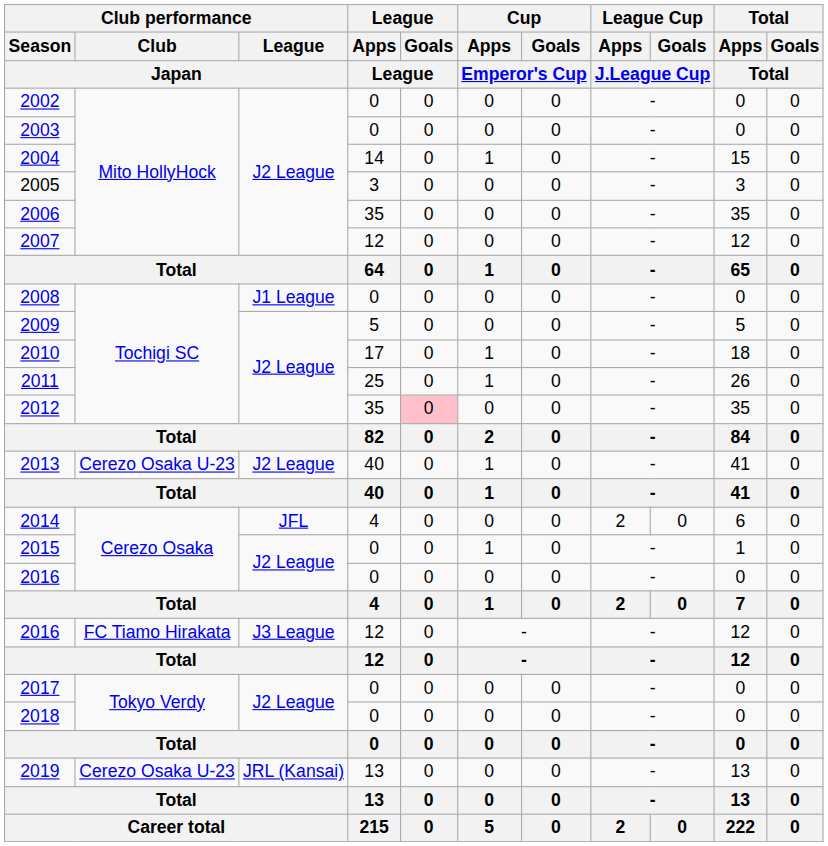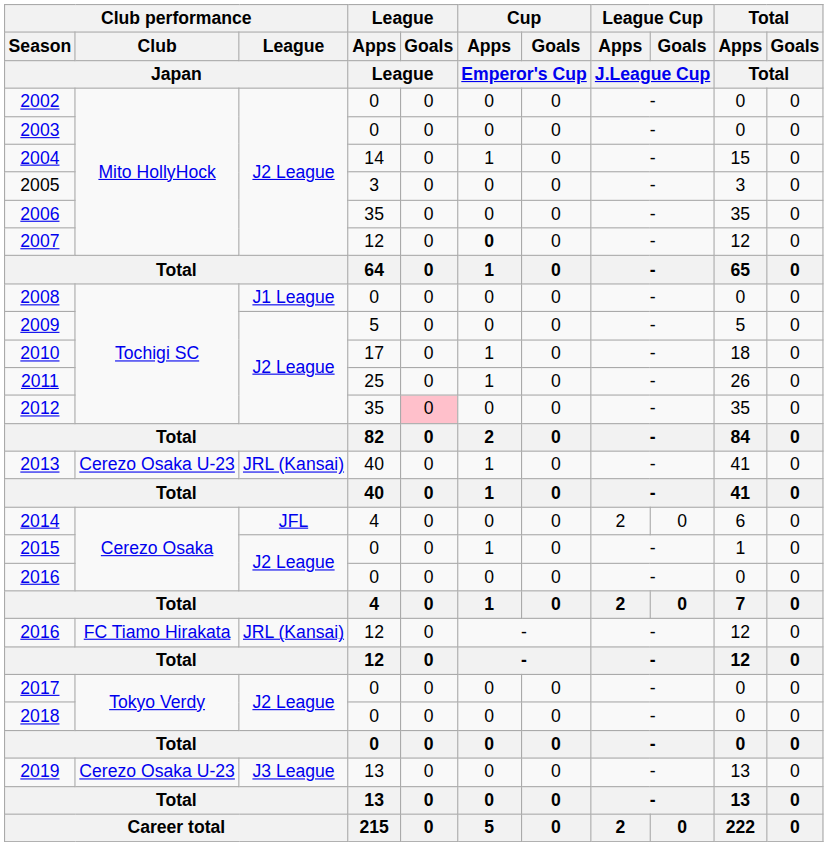(489, 241) normal -> (489, 241) bold
(294, 465) J2 League -> (294, 465) JRL (Kansai)
(294, 632) J3 League -> (294, 632) JRL (Kansai)
(294, 772) JRL (Kansai) -> (294, 772) J3 League
